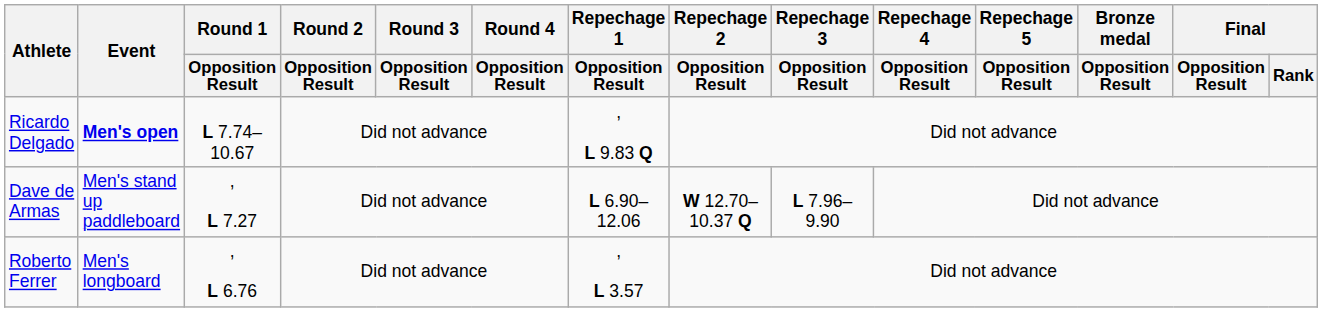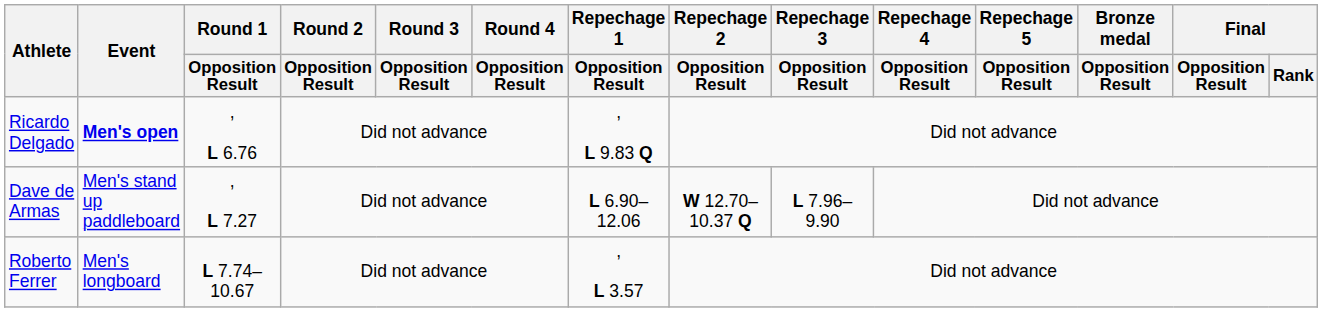(232, 142) L 7.74–10.67 -> (232, 132) , L 6.76
(232, 272) , L 6.76 -> (232, 282) L 7.74–10.67
